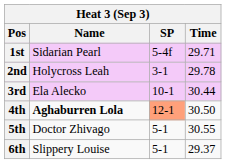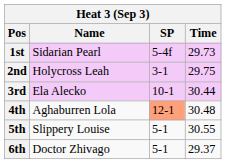(202, 52) 29.71 -> (202, 52) 29.73
(202, 71) 29.78 -> (202, 71) 29.75
(78, 110) bold -> (74, 110) normal
(202, 110) 30.50 -> (202, 110) 30.48
(71, 129) Doctor Zhivago -> (71, 129) Slippery Louise
(71, 149) Slippery Louise -> (71, 149) Doctor Zhivago
